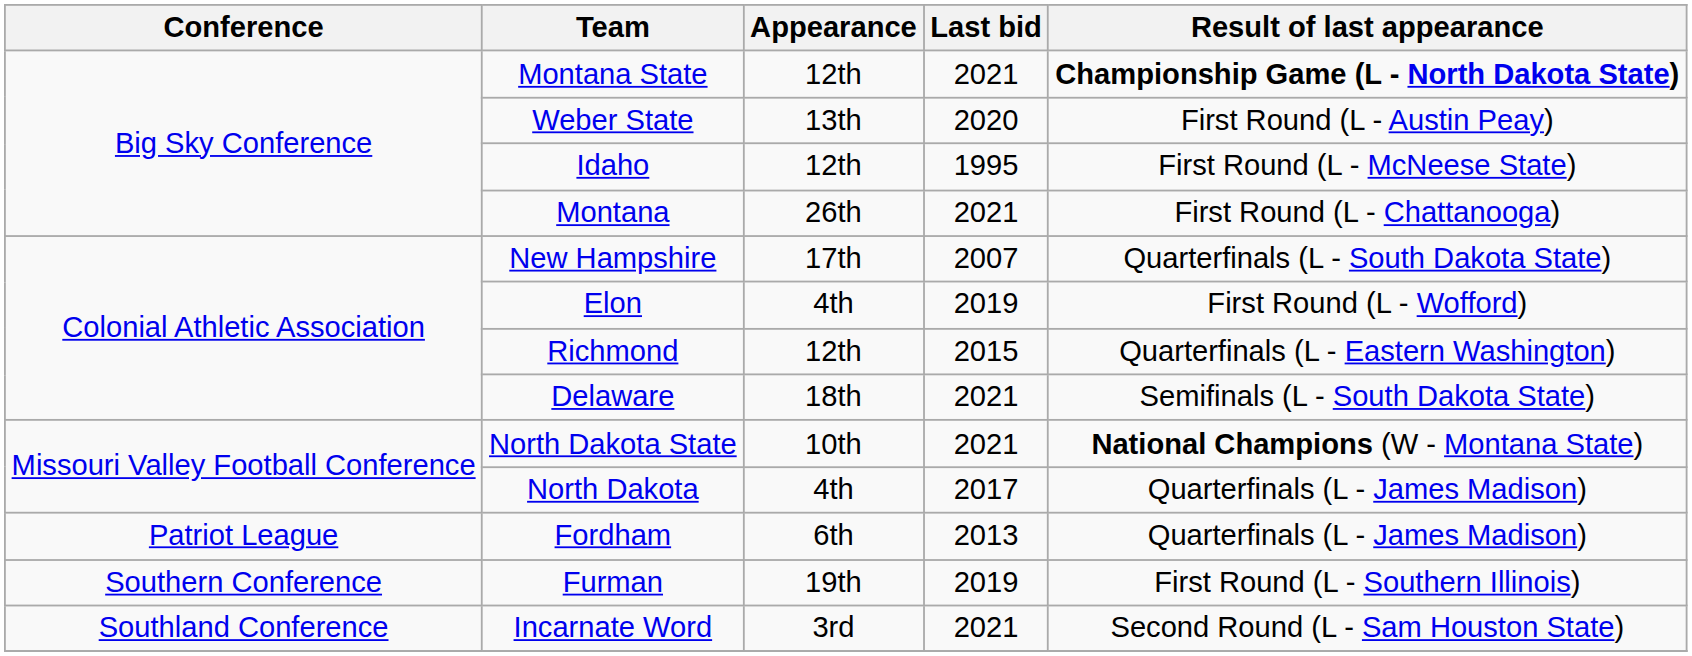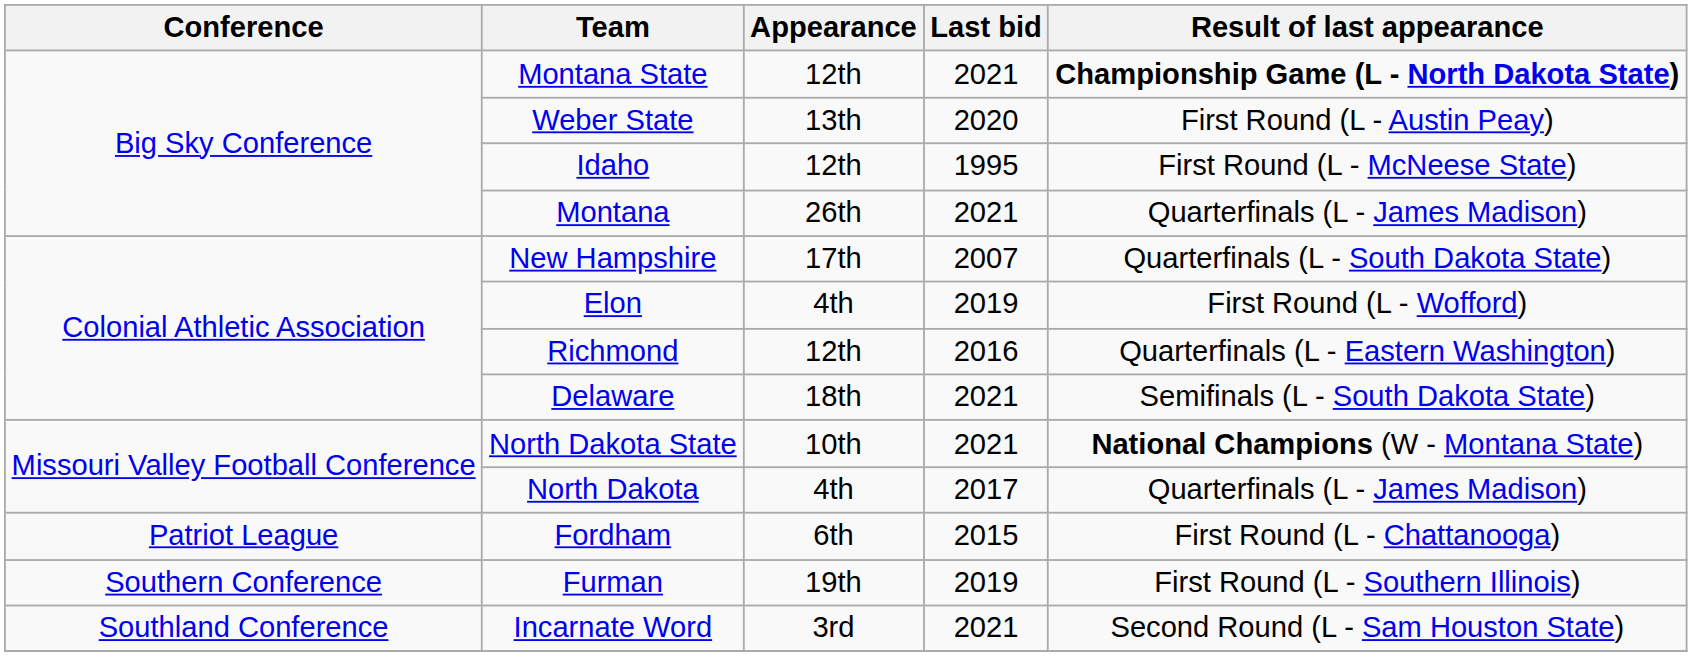(1367, 212) First Round (L - Chattanooga) -> (1367, 212) Quarterfinals (L - James Madison)
(986, 350) 2015 -> (986, 350) 2016
(986, 535) 2013 -> (986, 535) 2015
(1367, 535) Quarterfinals (L - James Madison) -> (1367, 535) First Round (L - Chattanooga)
